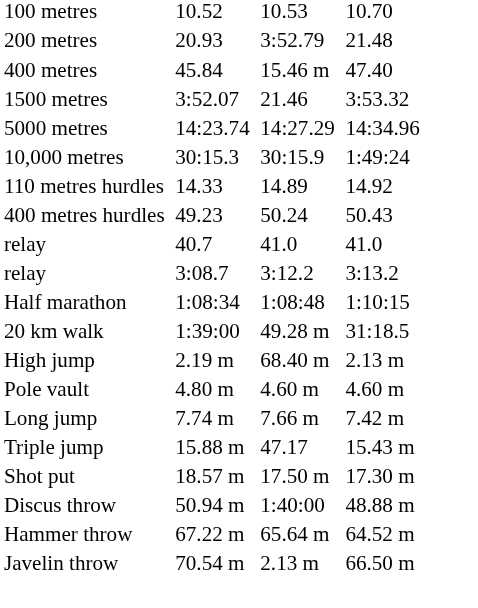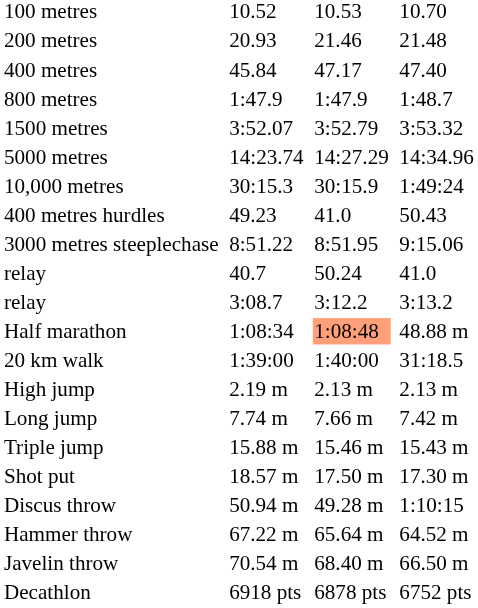(292, 40) 3:52.79 -> (338, 40) 21.46
(295, 69) 15.46 m -> (338, 69) 47.17
+ row: (51, 98)
(284, 98) 21.46 -> (346, 127) 3:52.79
- row: (84, 185)
(284, 214) 50.24 -> (333, 214) 41.0
+ row: (111, 244)
(279, 244) 41.0 -> (338, 273) 50.24
(293, 302) no background -> (347, 331) lightsalmon background
(378, 302) 1:10:15 -> (434, 331) 48.88 m
(295, 331) 49.28 m -> (347, 360) 1:40:00
(295, 360) 68.40 m -> (344, 389) 2.13 m
- row: (46, 389)
(284, 447) 47.17 -> (349, 447) 15.46 m
(293, 505) 1:40:00 -> (349, 505) 49.28 m
(380, 505) 48.88 m -> (432, 505) 1:10:15
(290, 563) 2.13 m -> (349, 563) 68.40 m
+ row: (47, 592)
